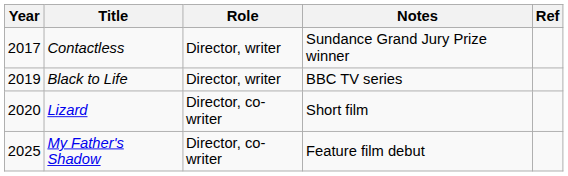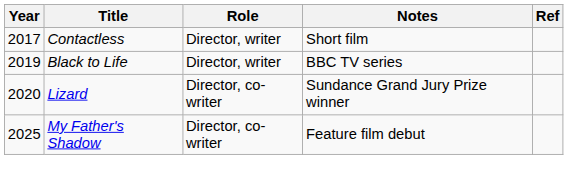(397, 47) Sundance Grand Jury Prize winner -> (337, 39) Short film
(337, 111) Short film -> (397, 94) Sundance Grand Jury Prize winner
